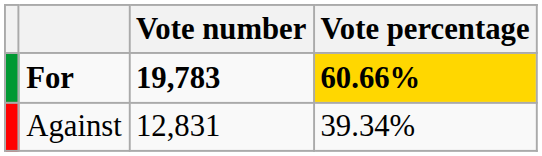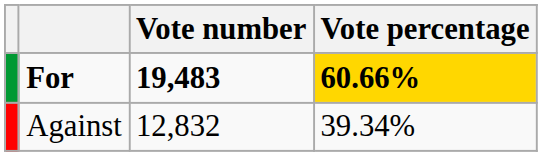(178, 77) 19,783 -> (178, 77) 19,483
(178, 126) 12,831 -> (178, 126) 12,832
